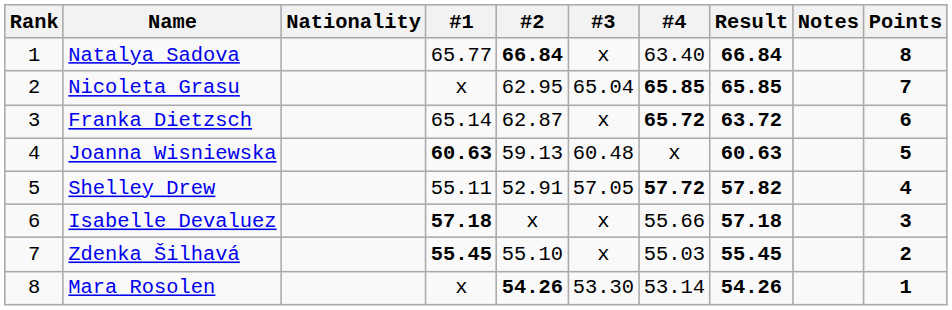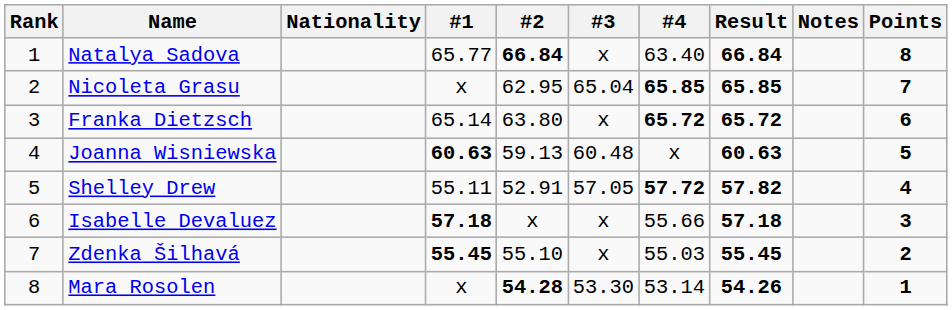(532, 121) 62.87 -> (532, 121) 63.80
(751, 121) 63.72 -> (751, 121) 65.72
(532, 288) 54.26 -> (532, 288) 54.28
